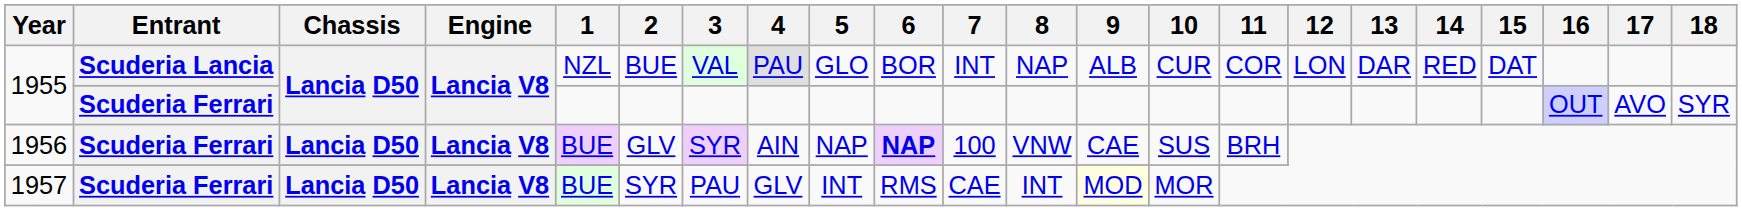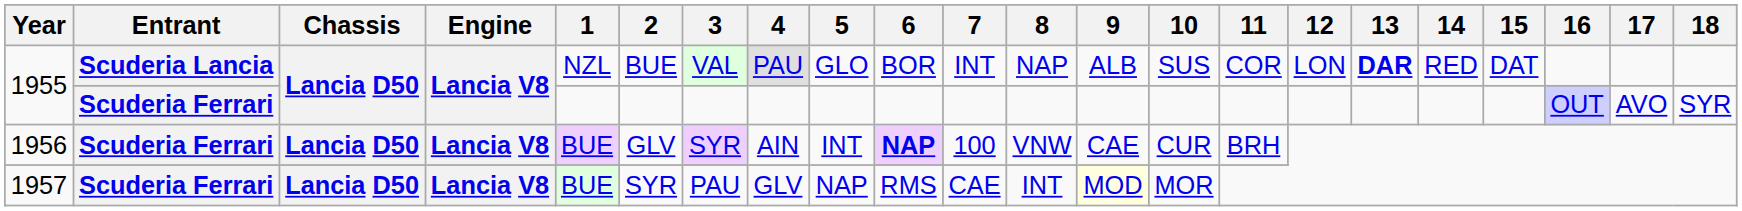(1184, 65) CUR -> (1184, 65) SUS
(1384, 65) normal -> (1385, 65) bold
(842, 145) NAP -> (842, 145) INT
(1184, 145) SUS -> (1184, 145) CUR
(842, 185) INT -> (842, 185) NAP
